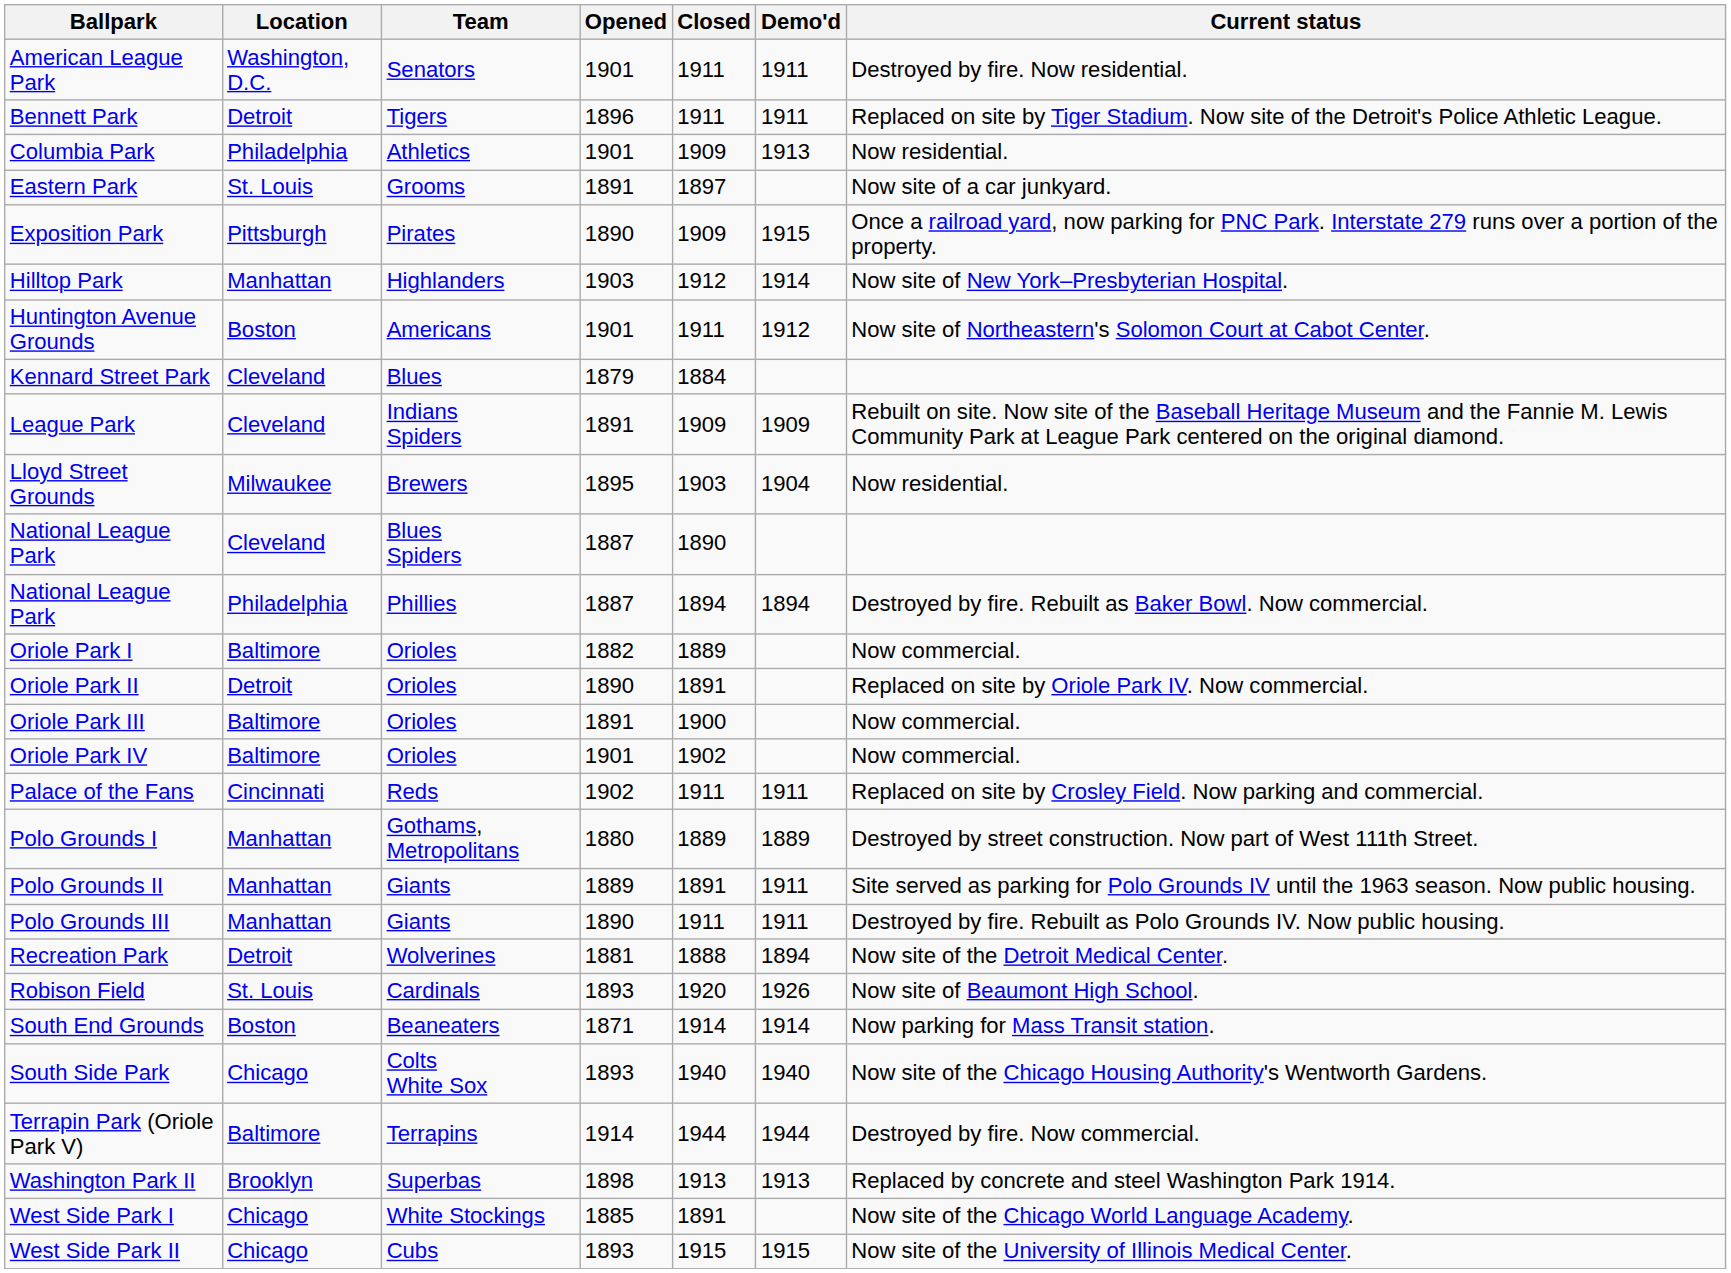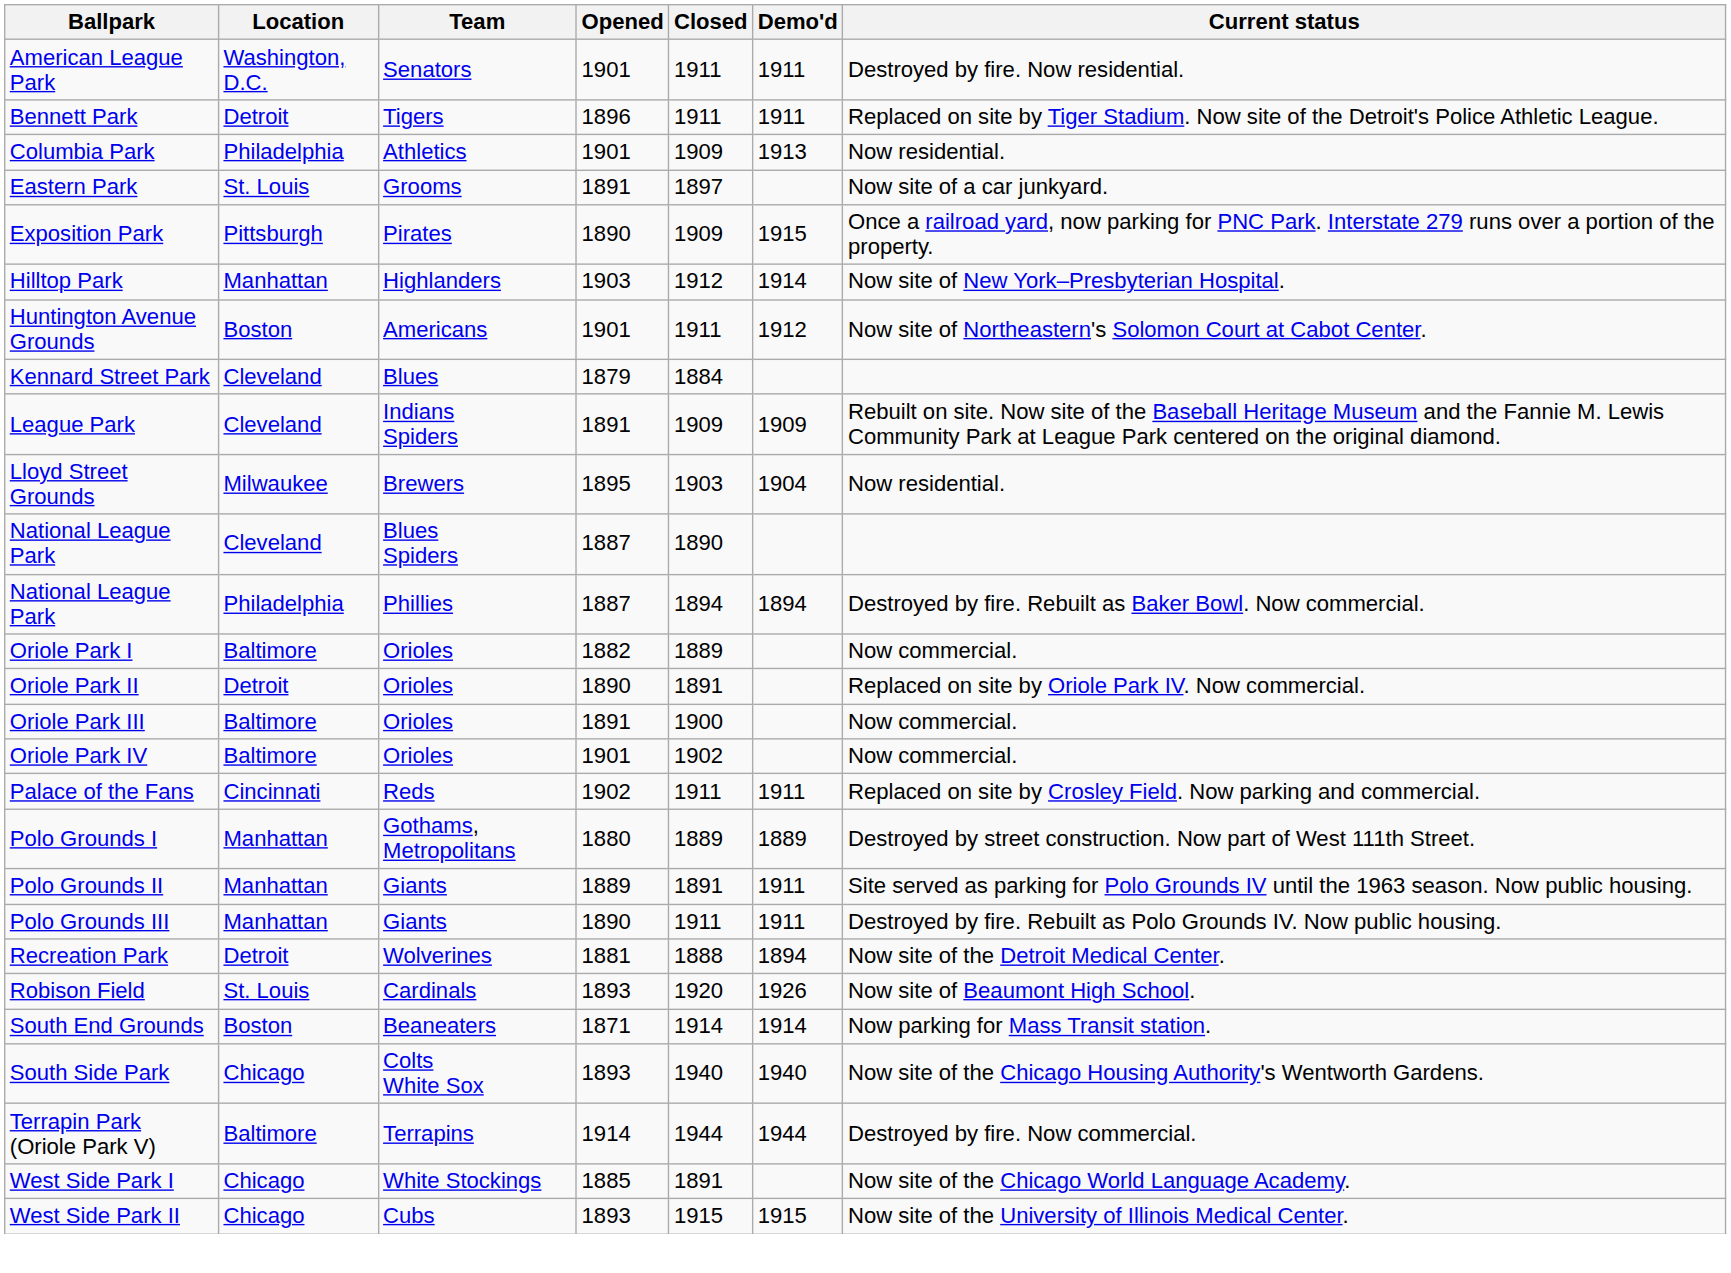- row: (103, 1180)
